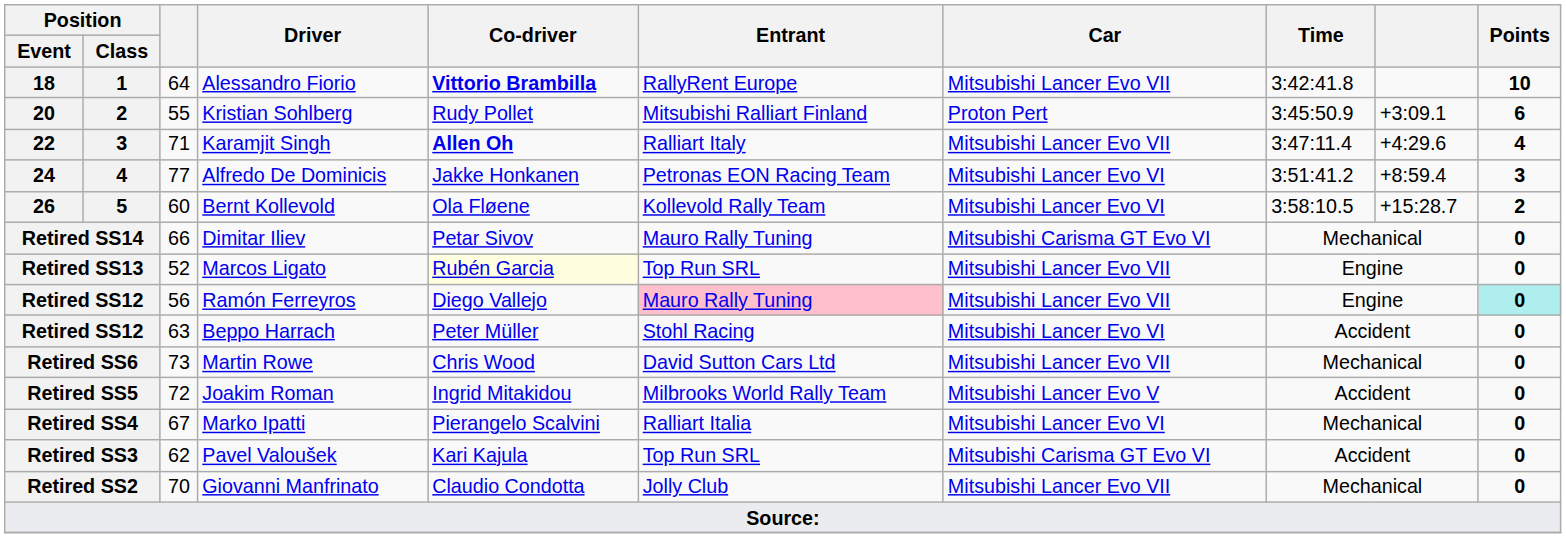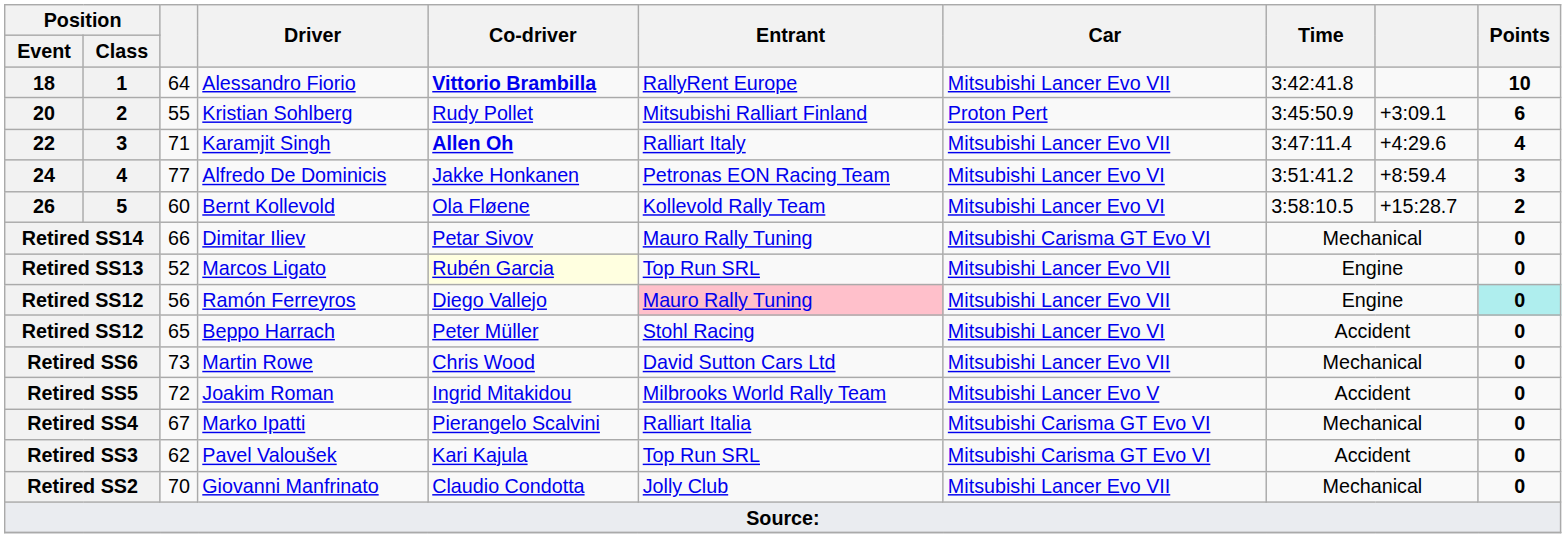(179, 331) 63 -> (179, 331) 65
(1056, 424) Mitsubishi Lancer Evo VI -> (1079, 424) Mitsubishi Carisma GT Evo VI
